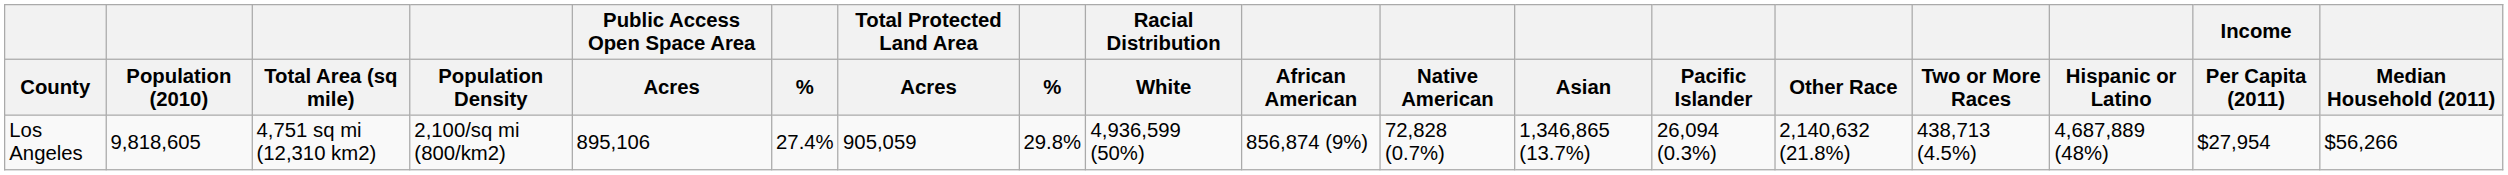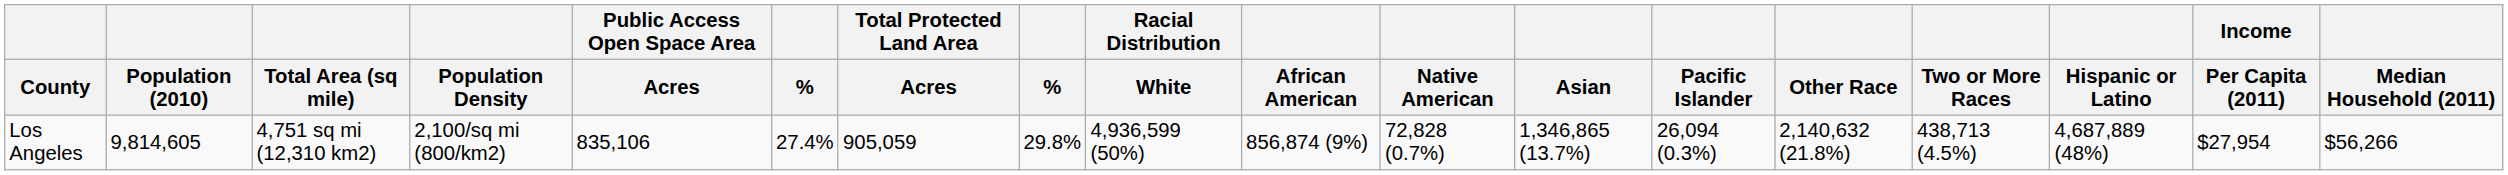(156, 142) 9,818,605 -> (156, 142) 9,814,605
(613, 142) 895,106 -> (613, 142) 835,106
